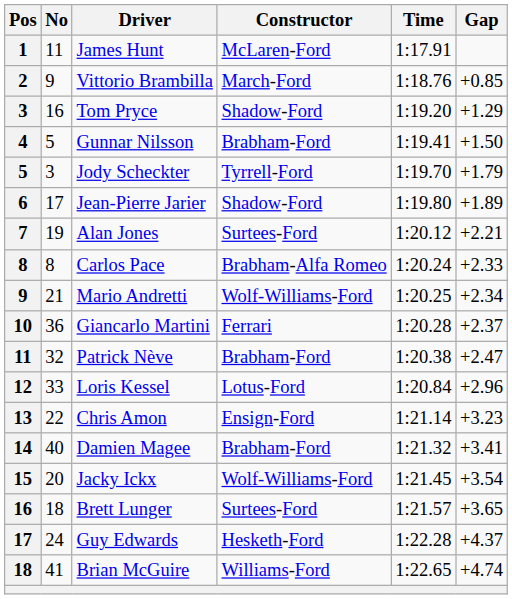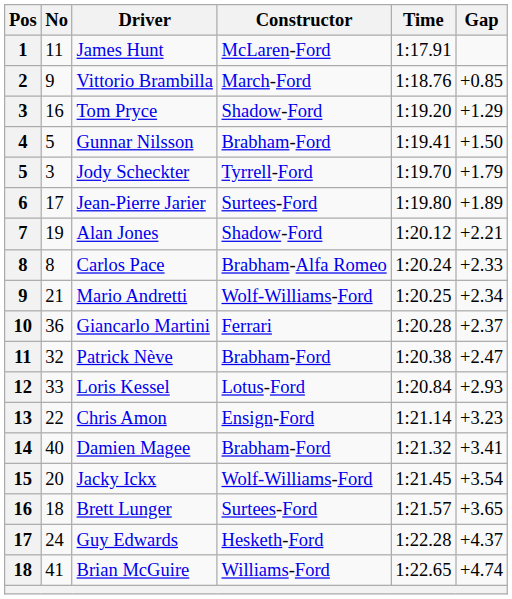(272, 203) Shadow-Ford -> (269, 203) Surtees-Ford
(269, 234) Surtees-Ford -> (272, 234) Shadow-Ford
(481, 386) +2.96 -> (481, 386) +2.93
